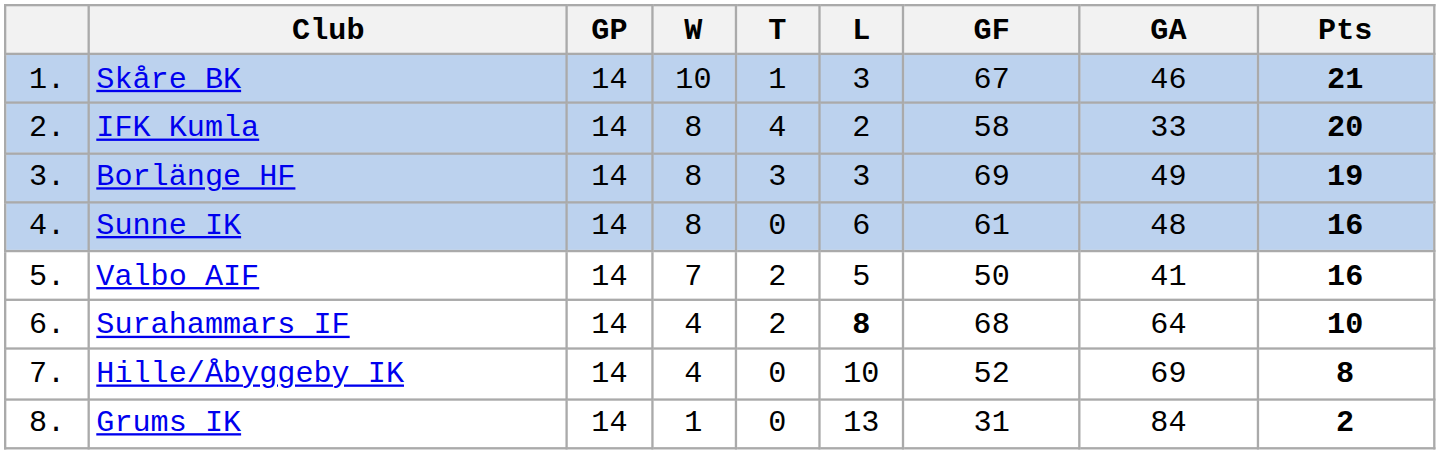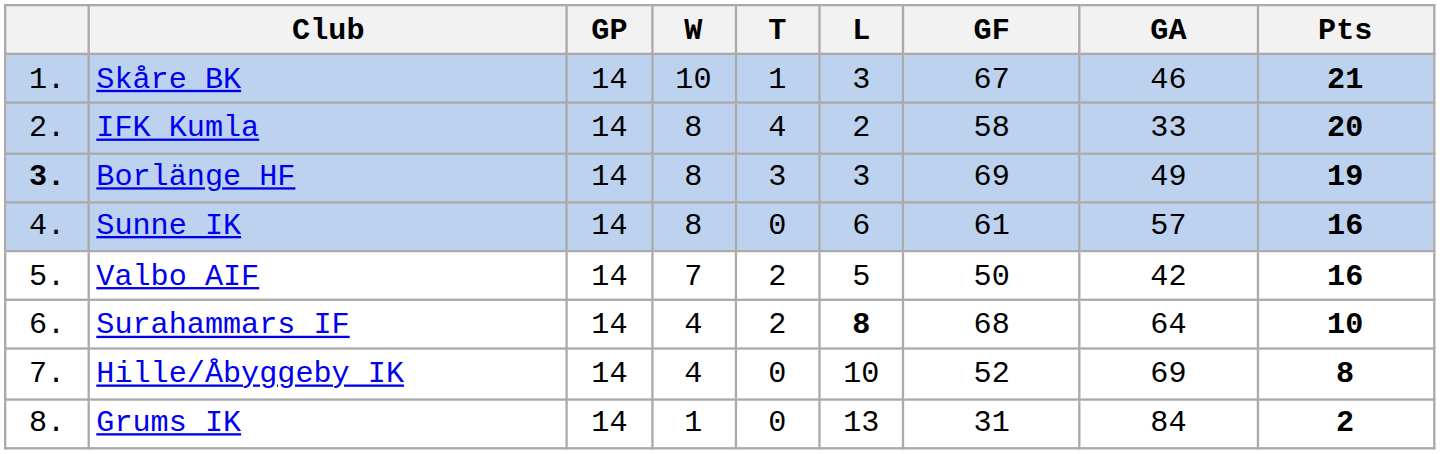(47, 177) normal -> (47, 177) bold
(1168, 226) 48 -> (1168, 226) 57
(1168, 276) 41 -> (1168, 276) 42
